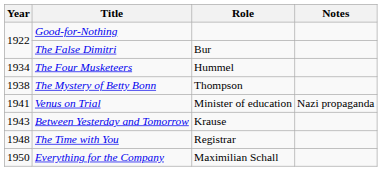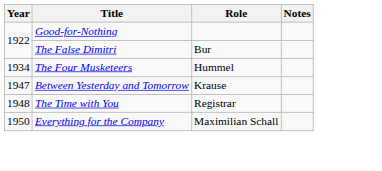- row: (96, 85)
- row: (68, 103)
(18, 121) 1943 -> (18, 85) 1947
